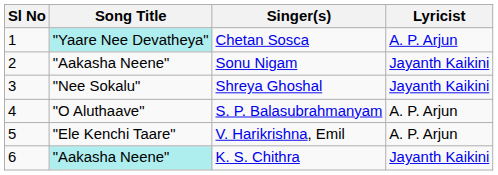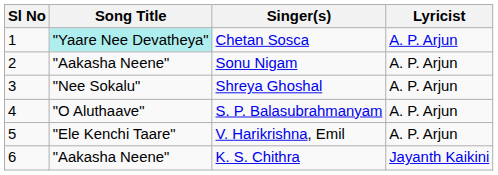(439, 63) Jayanth Kaikini -> (423, 63) A. P. Arjun
(439, 87) Jayanth Kaikini -> (423, 87) A. P. Arjun
(111, 157) paleturquoise background -> (111, 157) no background
